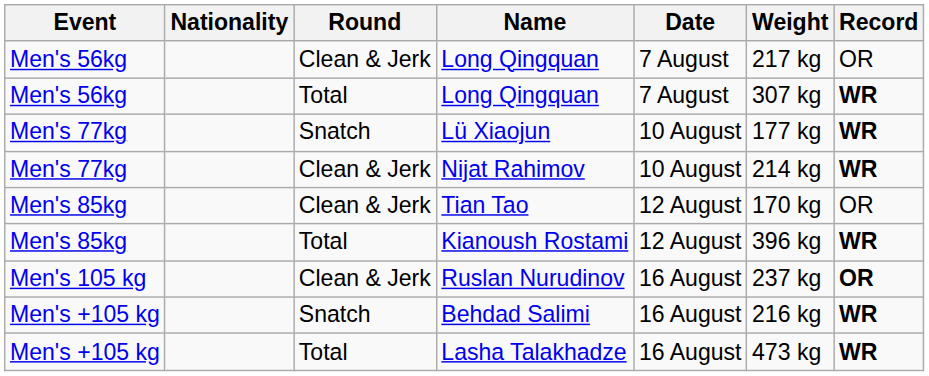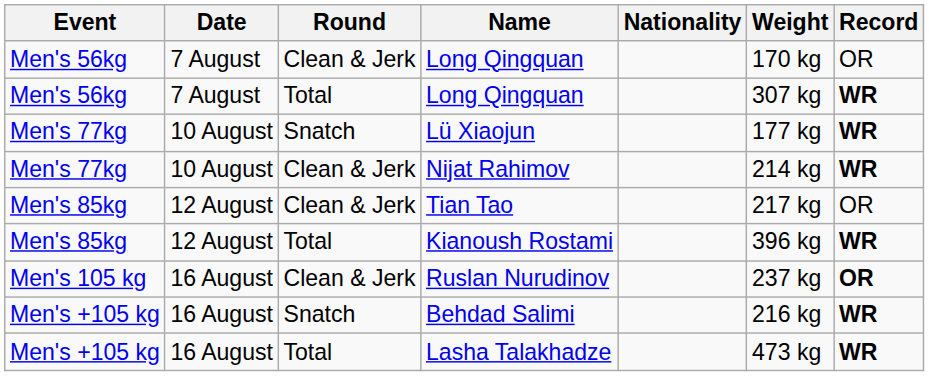columns swapped: (690, 22) <-> (229, 22)
(787, 59) 217 kg -> (787, 59) 170 kg
(787, 205) 170 kg -> (787, 205) 217 kg
